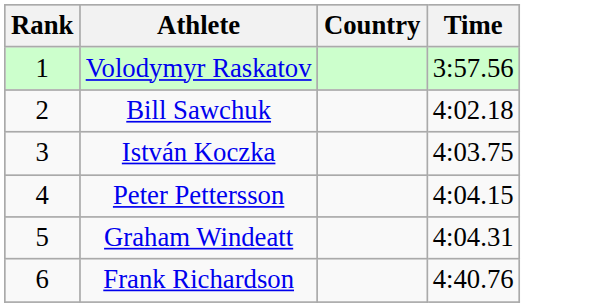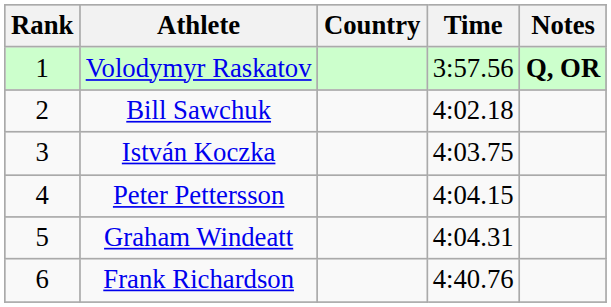+ column: (563, 25)
